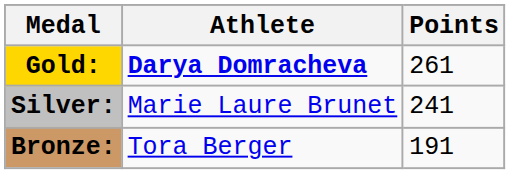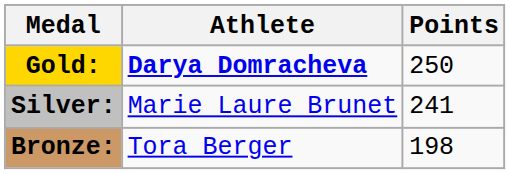(432, 66) 261 -> (432, 66) 250
(432, 147) 191 -> (432, 147) 198
